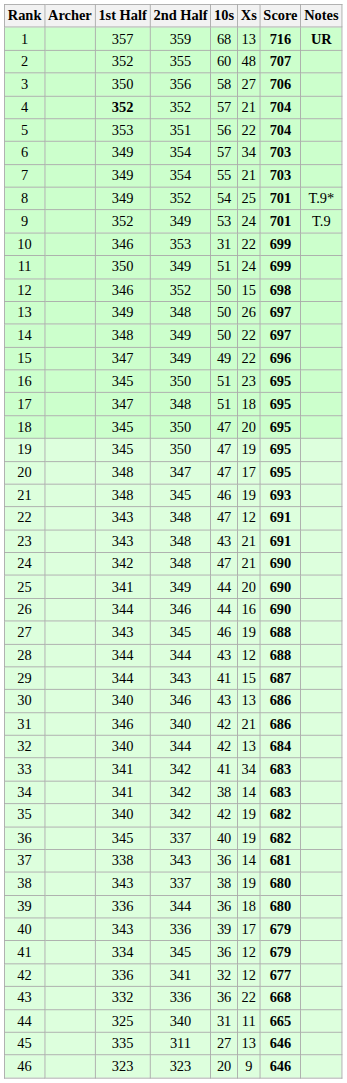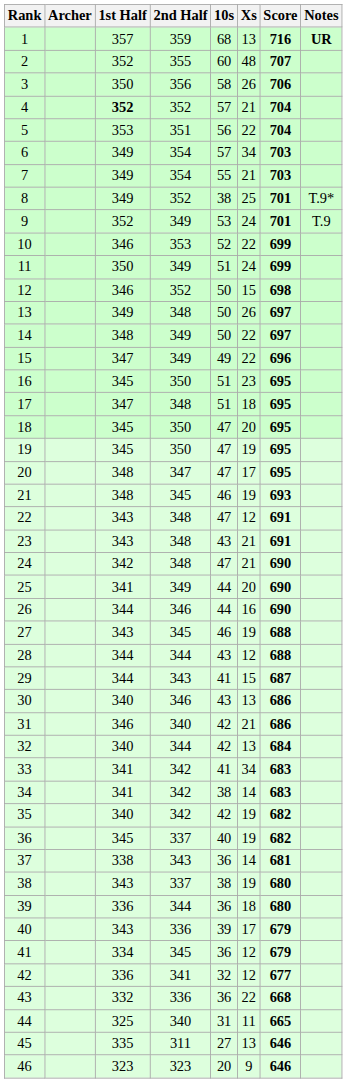(249, 84) 27 -> (249, 84) 26
(224, 198) 54 -> (224, 198) 38
(224, 244) 31 -> (224, 244) 52
